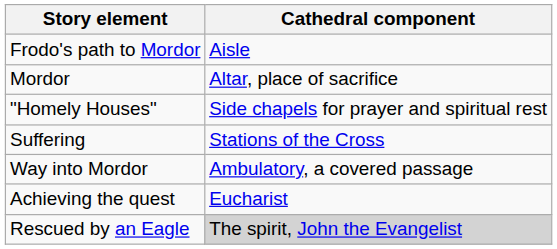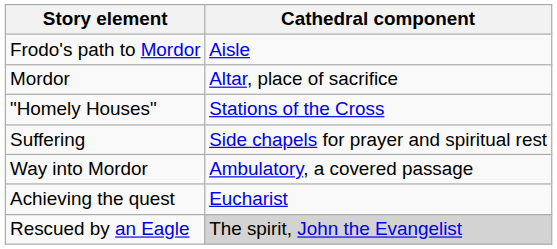(378, 109) Side chapels for prayer and spiritual rest -> (297, 109) Stations of the Cross
(297, 139) Stations of the Cross -> (378, 139) Side chapels for prayer and spiritual rest
